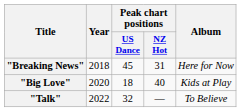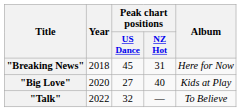(128, 82) 18 -> (128, 82) 27
